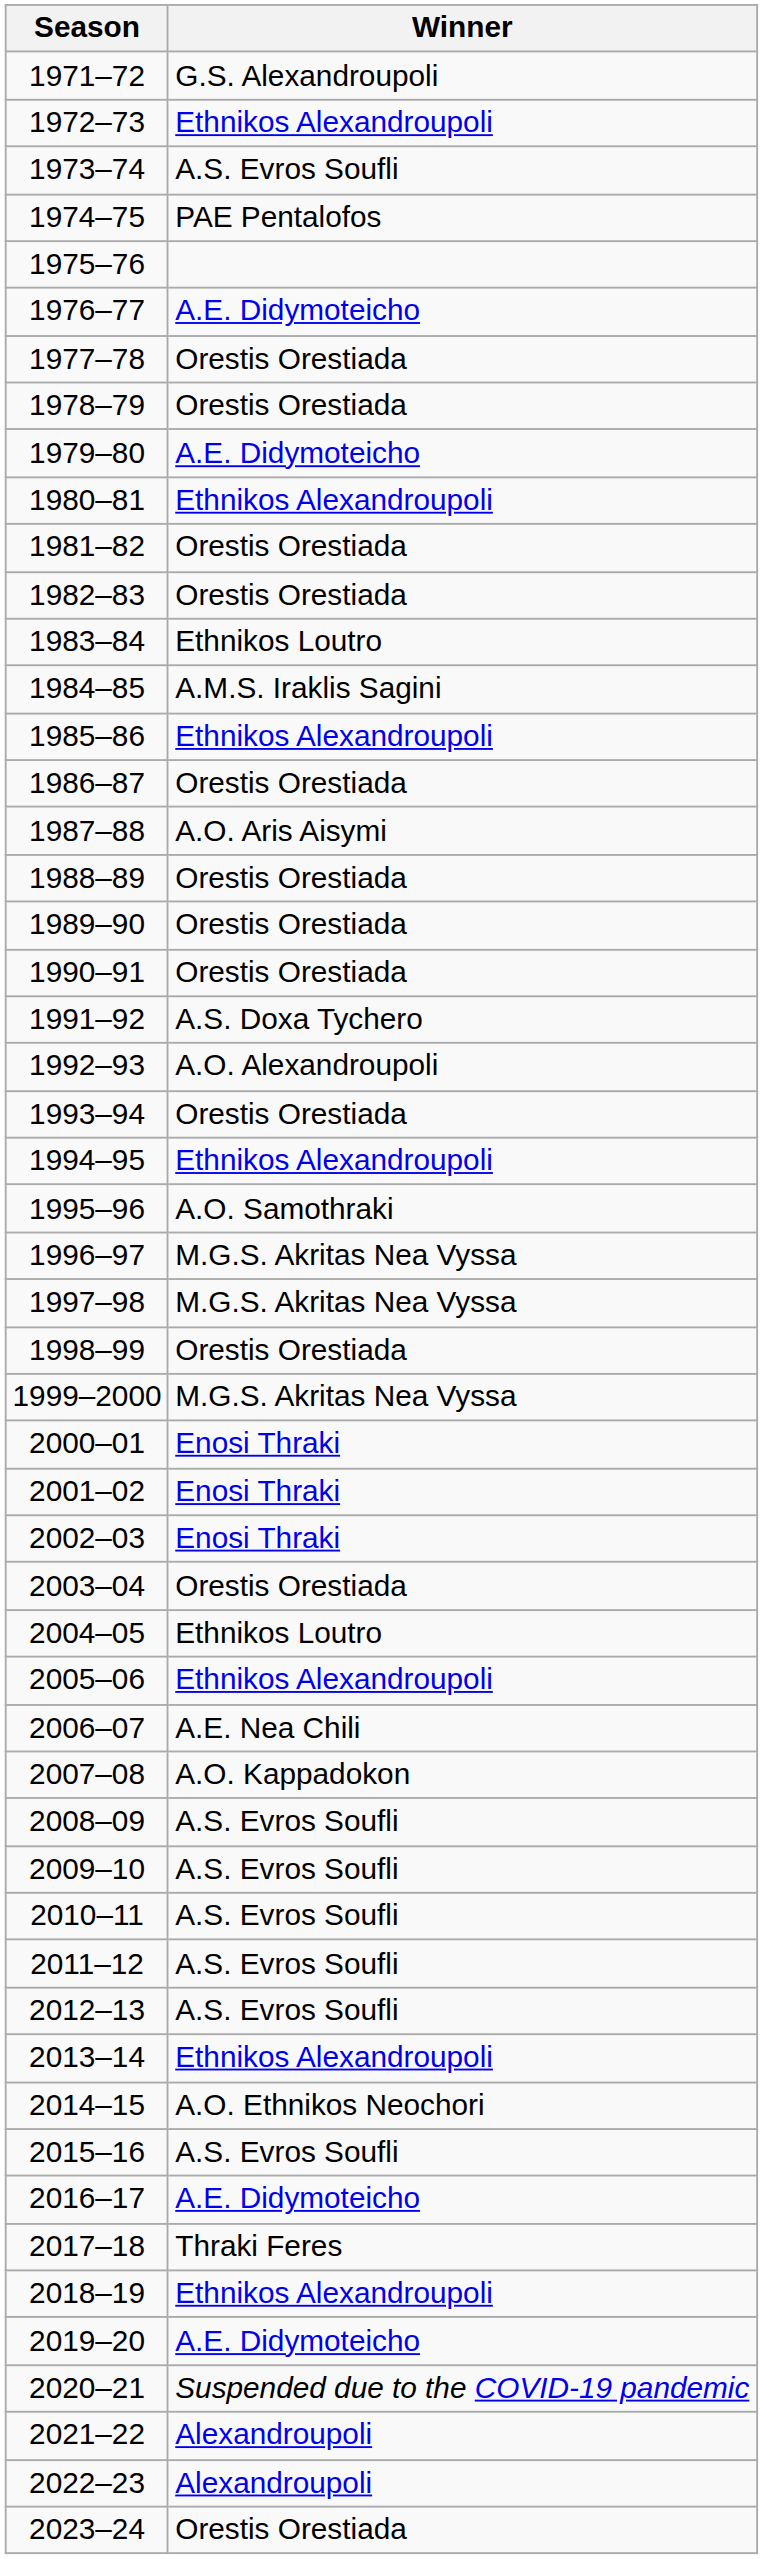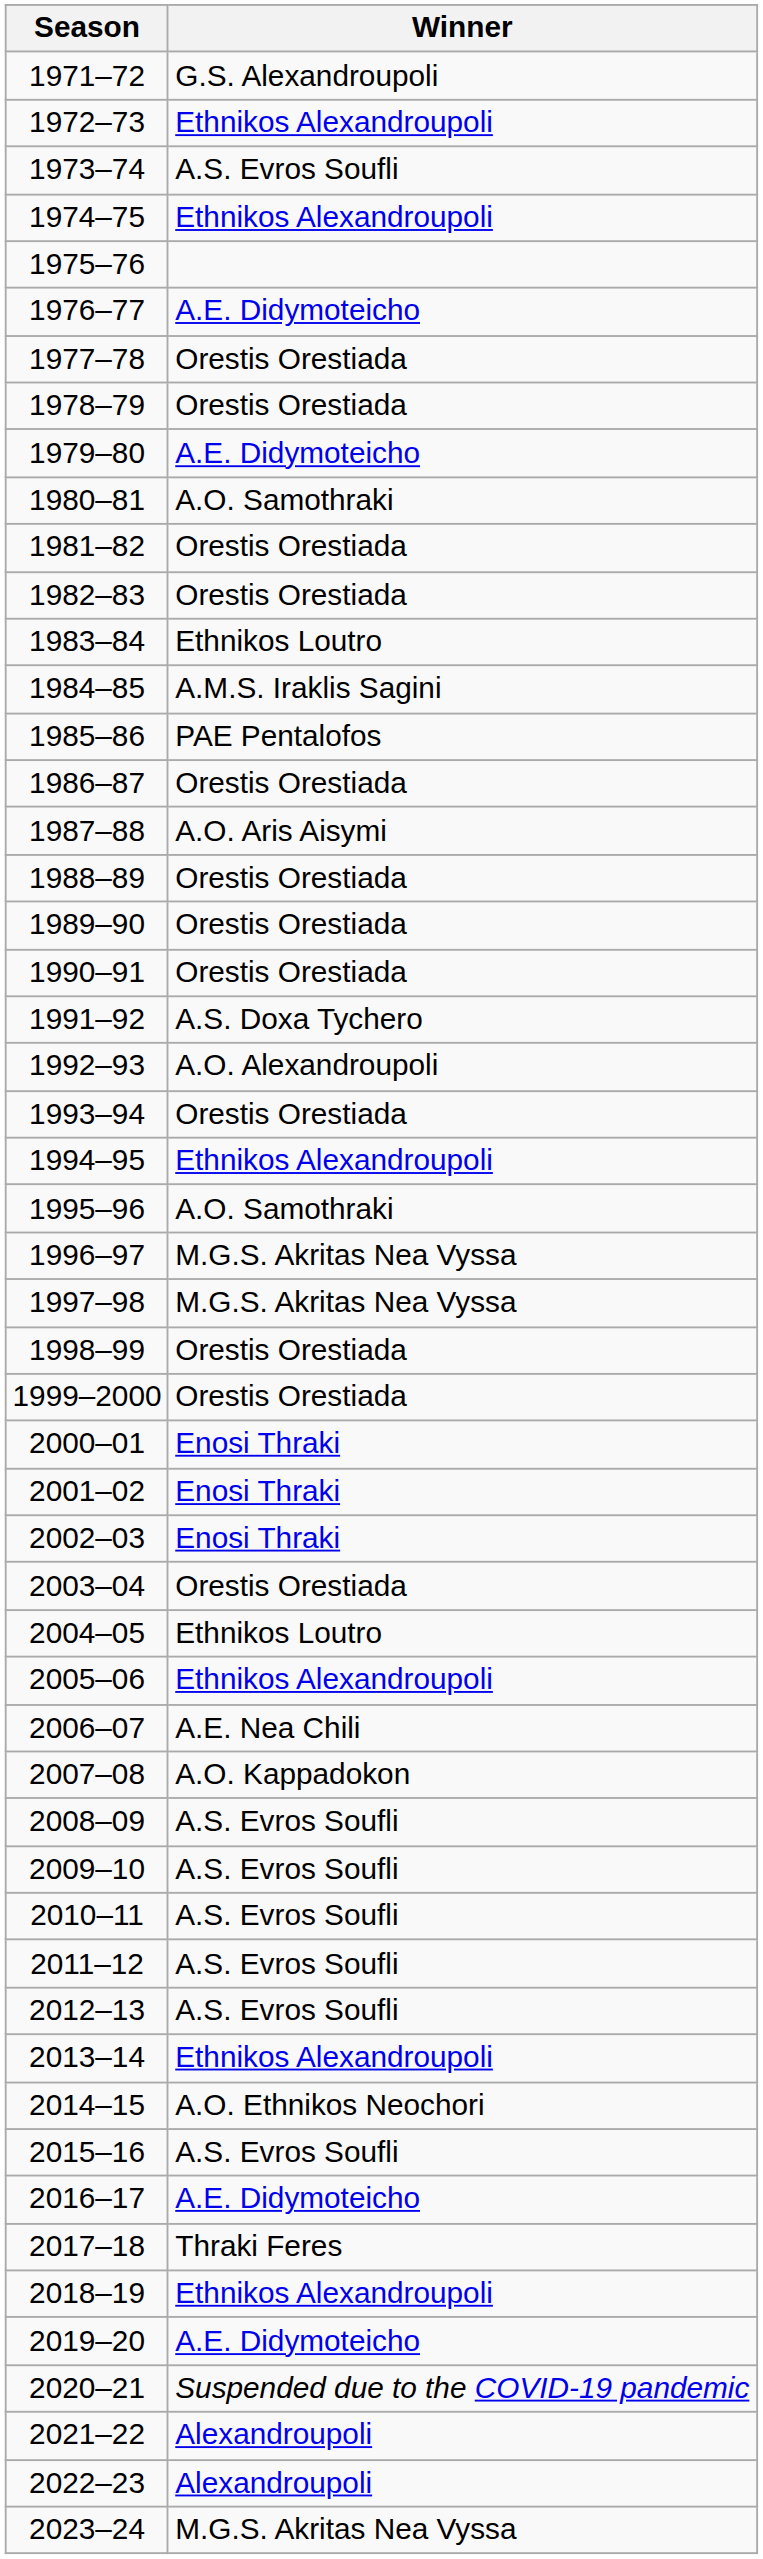(278, 216) PAE Pentalofos -> (334, 216) Ethnikos Alexandroupoli
(334, 500) Ethnikos Alexandroupoli -> (284, 500) A.O. Samothraki
(334, 736) Ethnikos Alexandroupoli -> (278, 736) PAE Pentalofos
(346, 1396) M.G.S. Akritas Nea Vyssa -> (291, 1396) Orestis Orestiada
(291, 2529) Orestis Orestiada -> (346, 2529) M.G.S. Akritas Nea Vyssa
